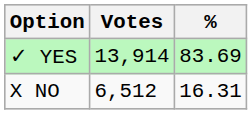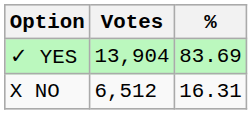(132, 56) 13,914 -> (132, 56) 13,904
